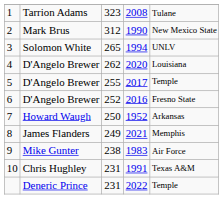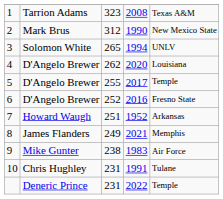(164, 13) Tulane -> (173, 13) Texas A&M
(113, 116) 250 -> (113, 116) 251
(173, 168) Texas A&M -> (164, 168) Tulane
